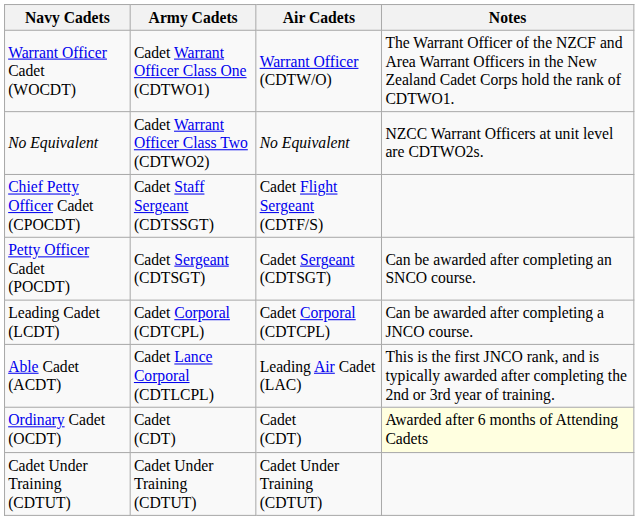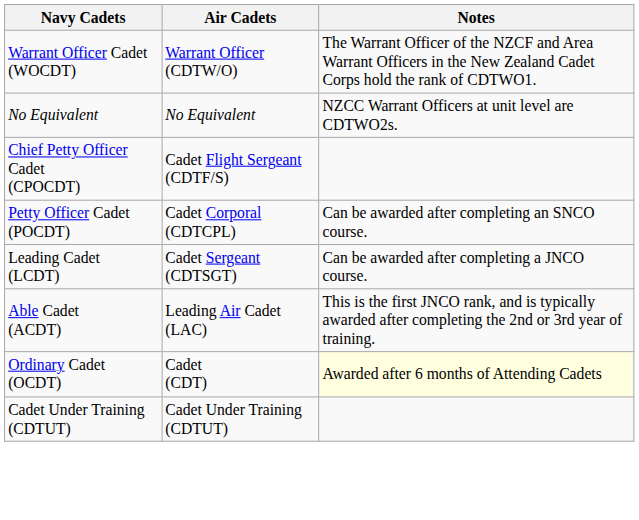- column: (193, 17)
(307, 269) Cadet Sergeant (CDTSGT) -> (213, 222) Cadet Corporal (CDTCPL)
(308, 322) Cadet Corporal (CDTCPL) -> (213, 267) Cadet Sergeant (CDTSGT)
